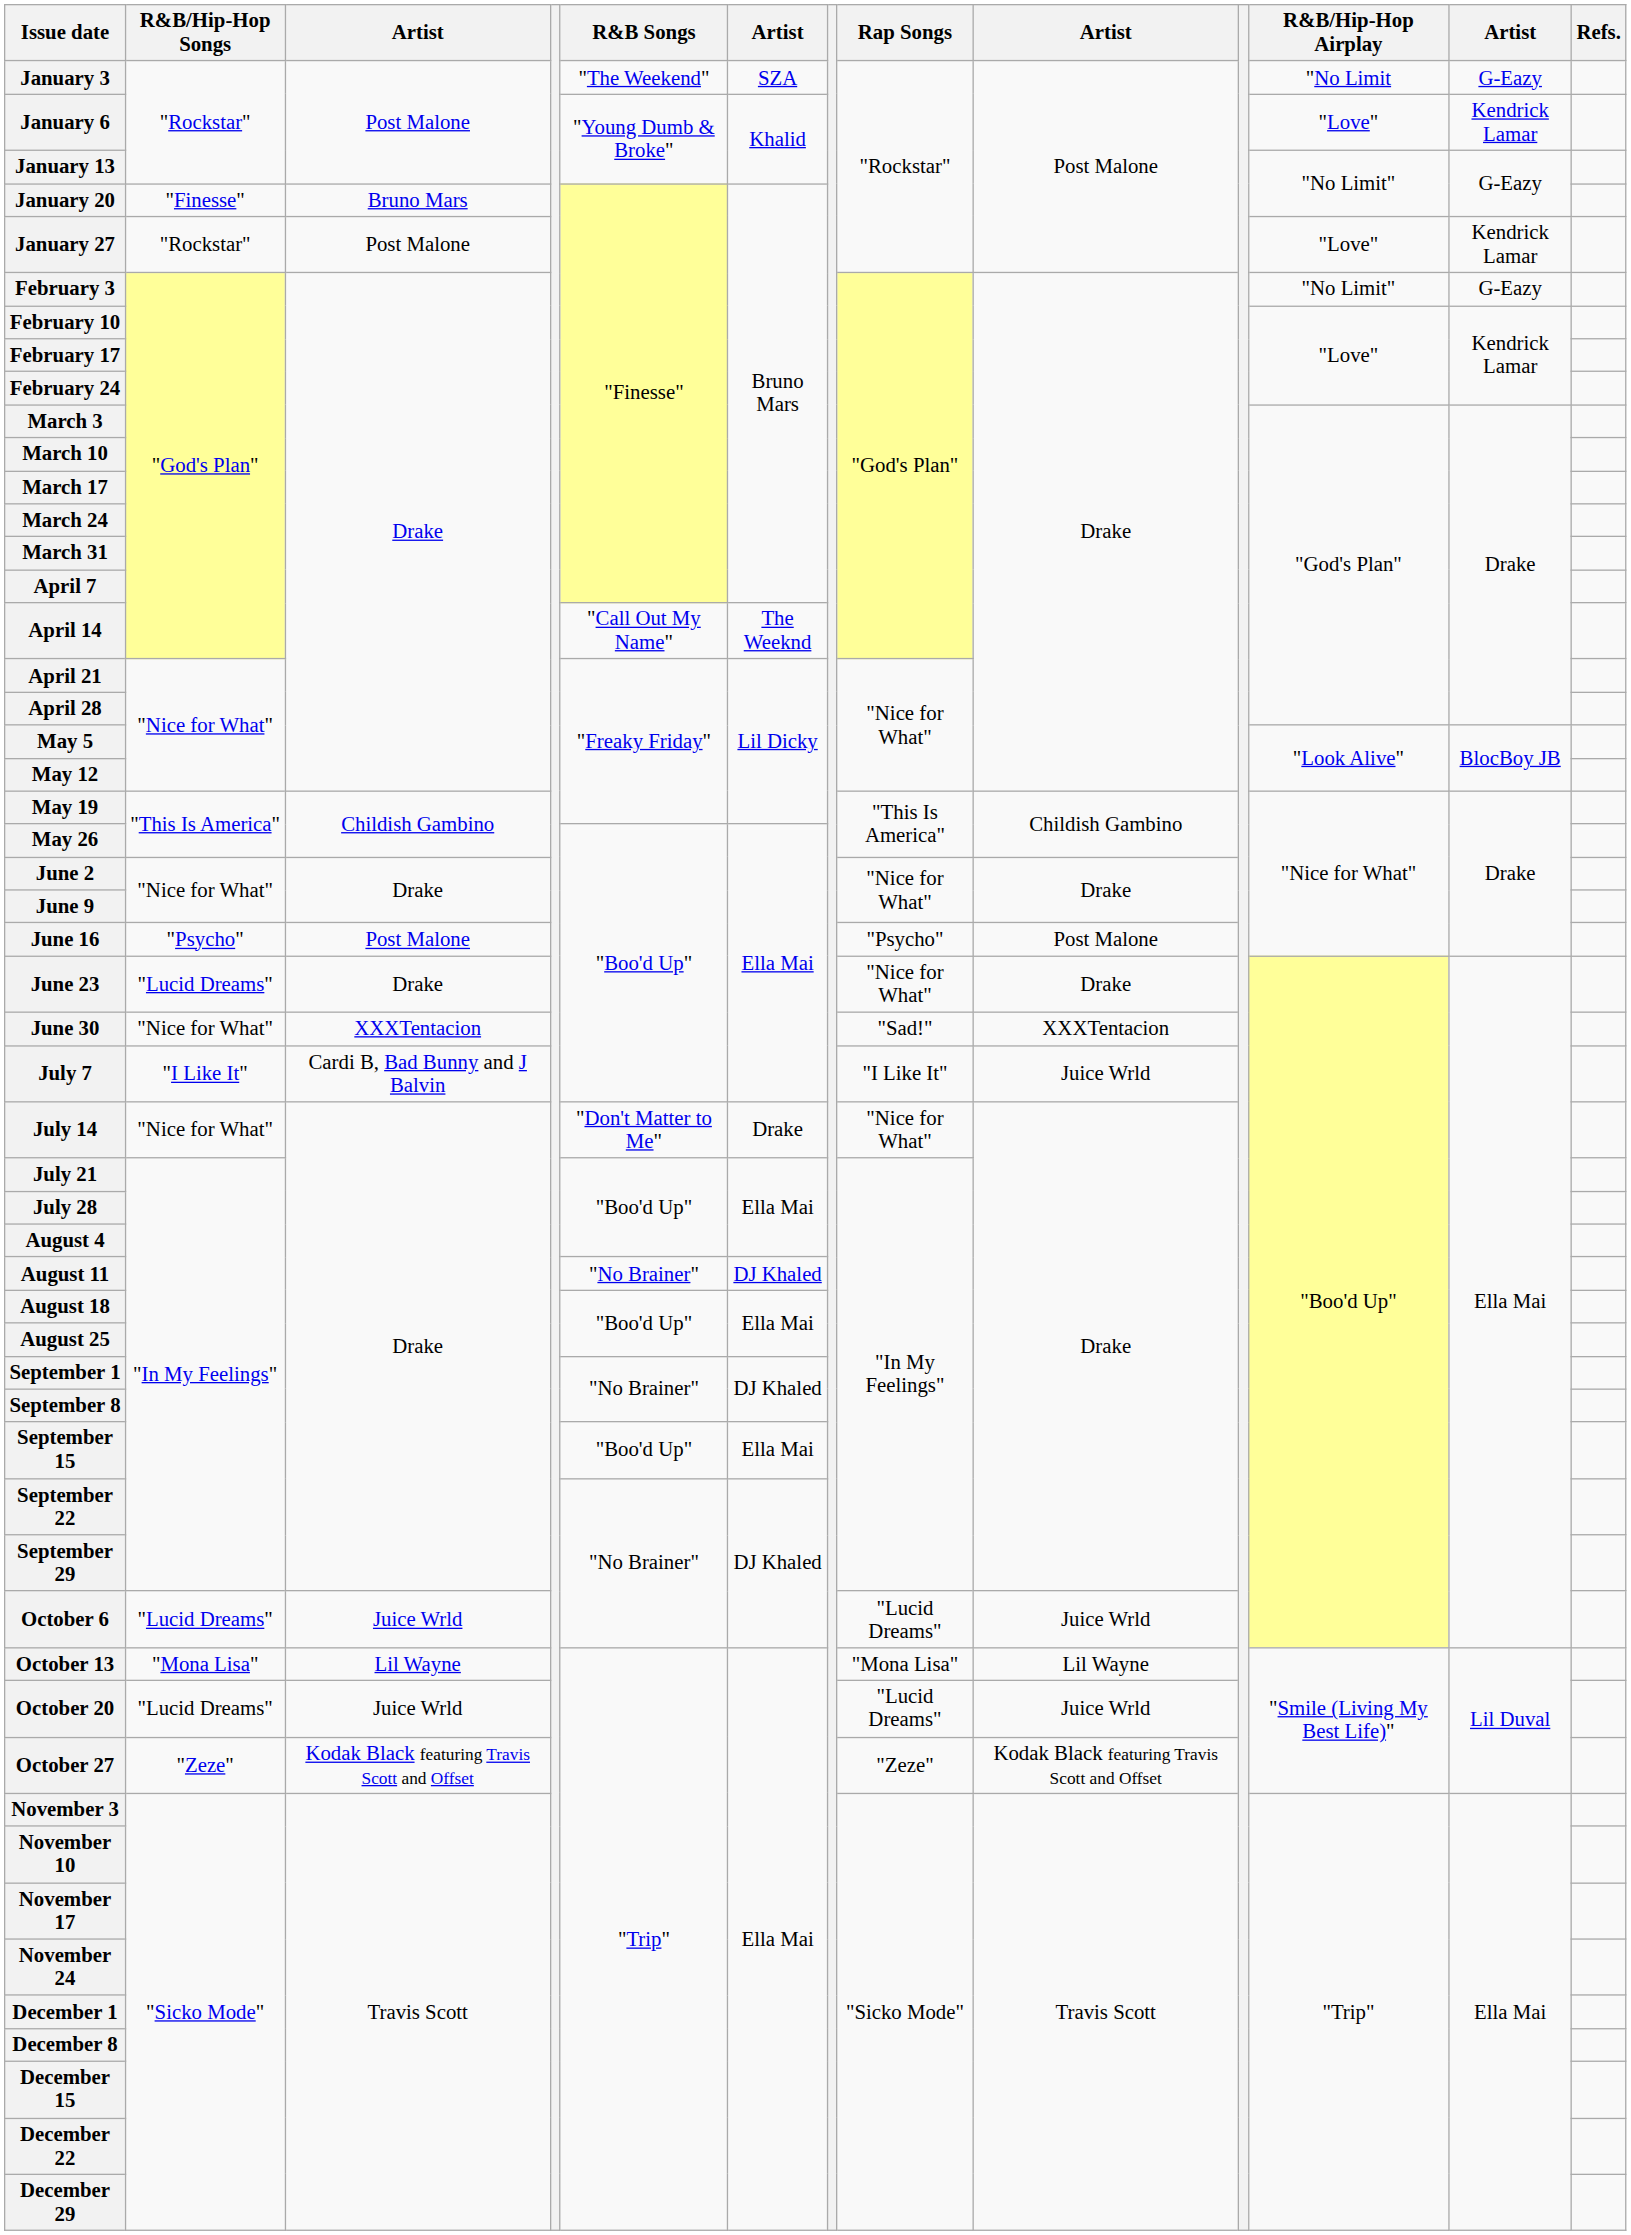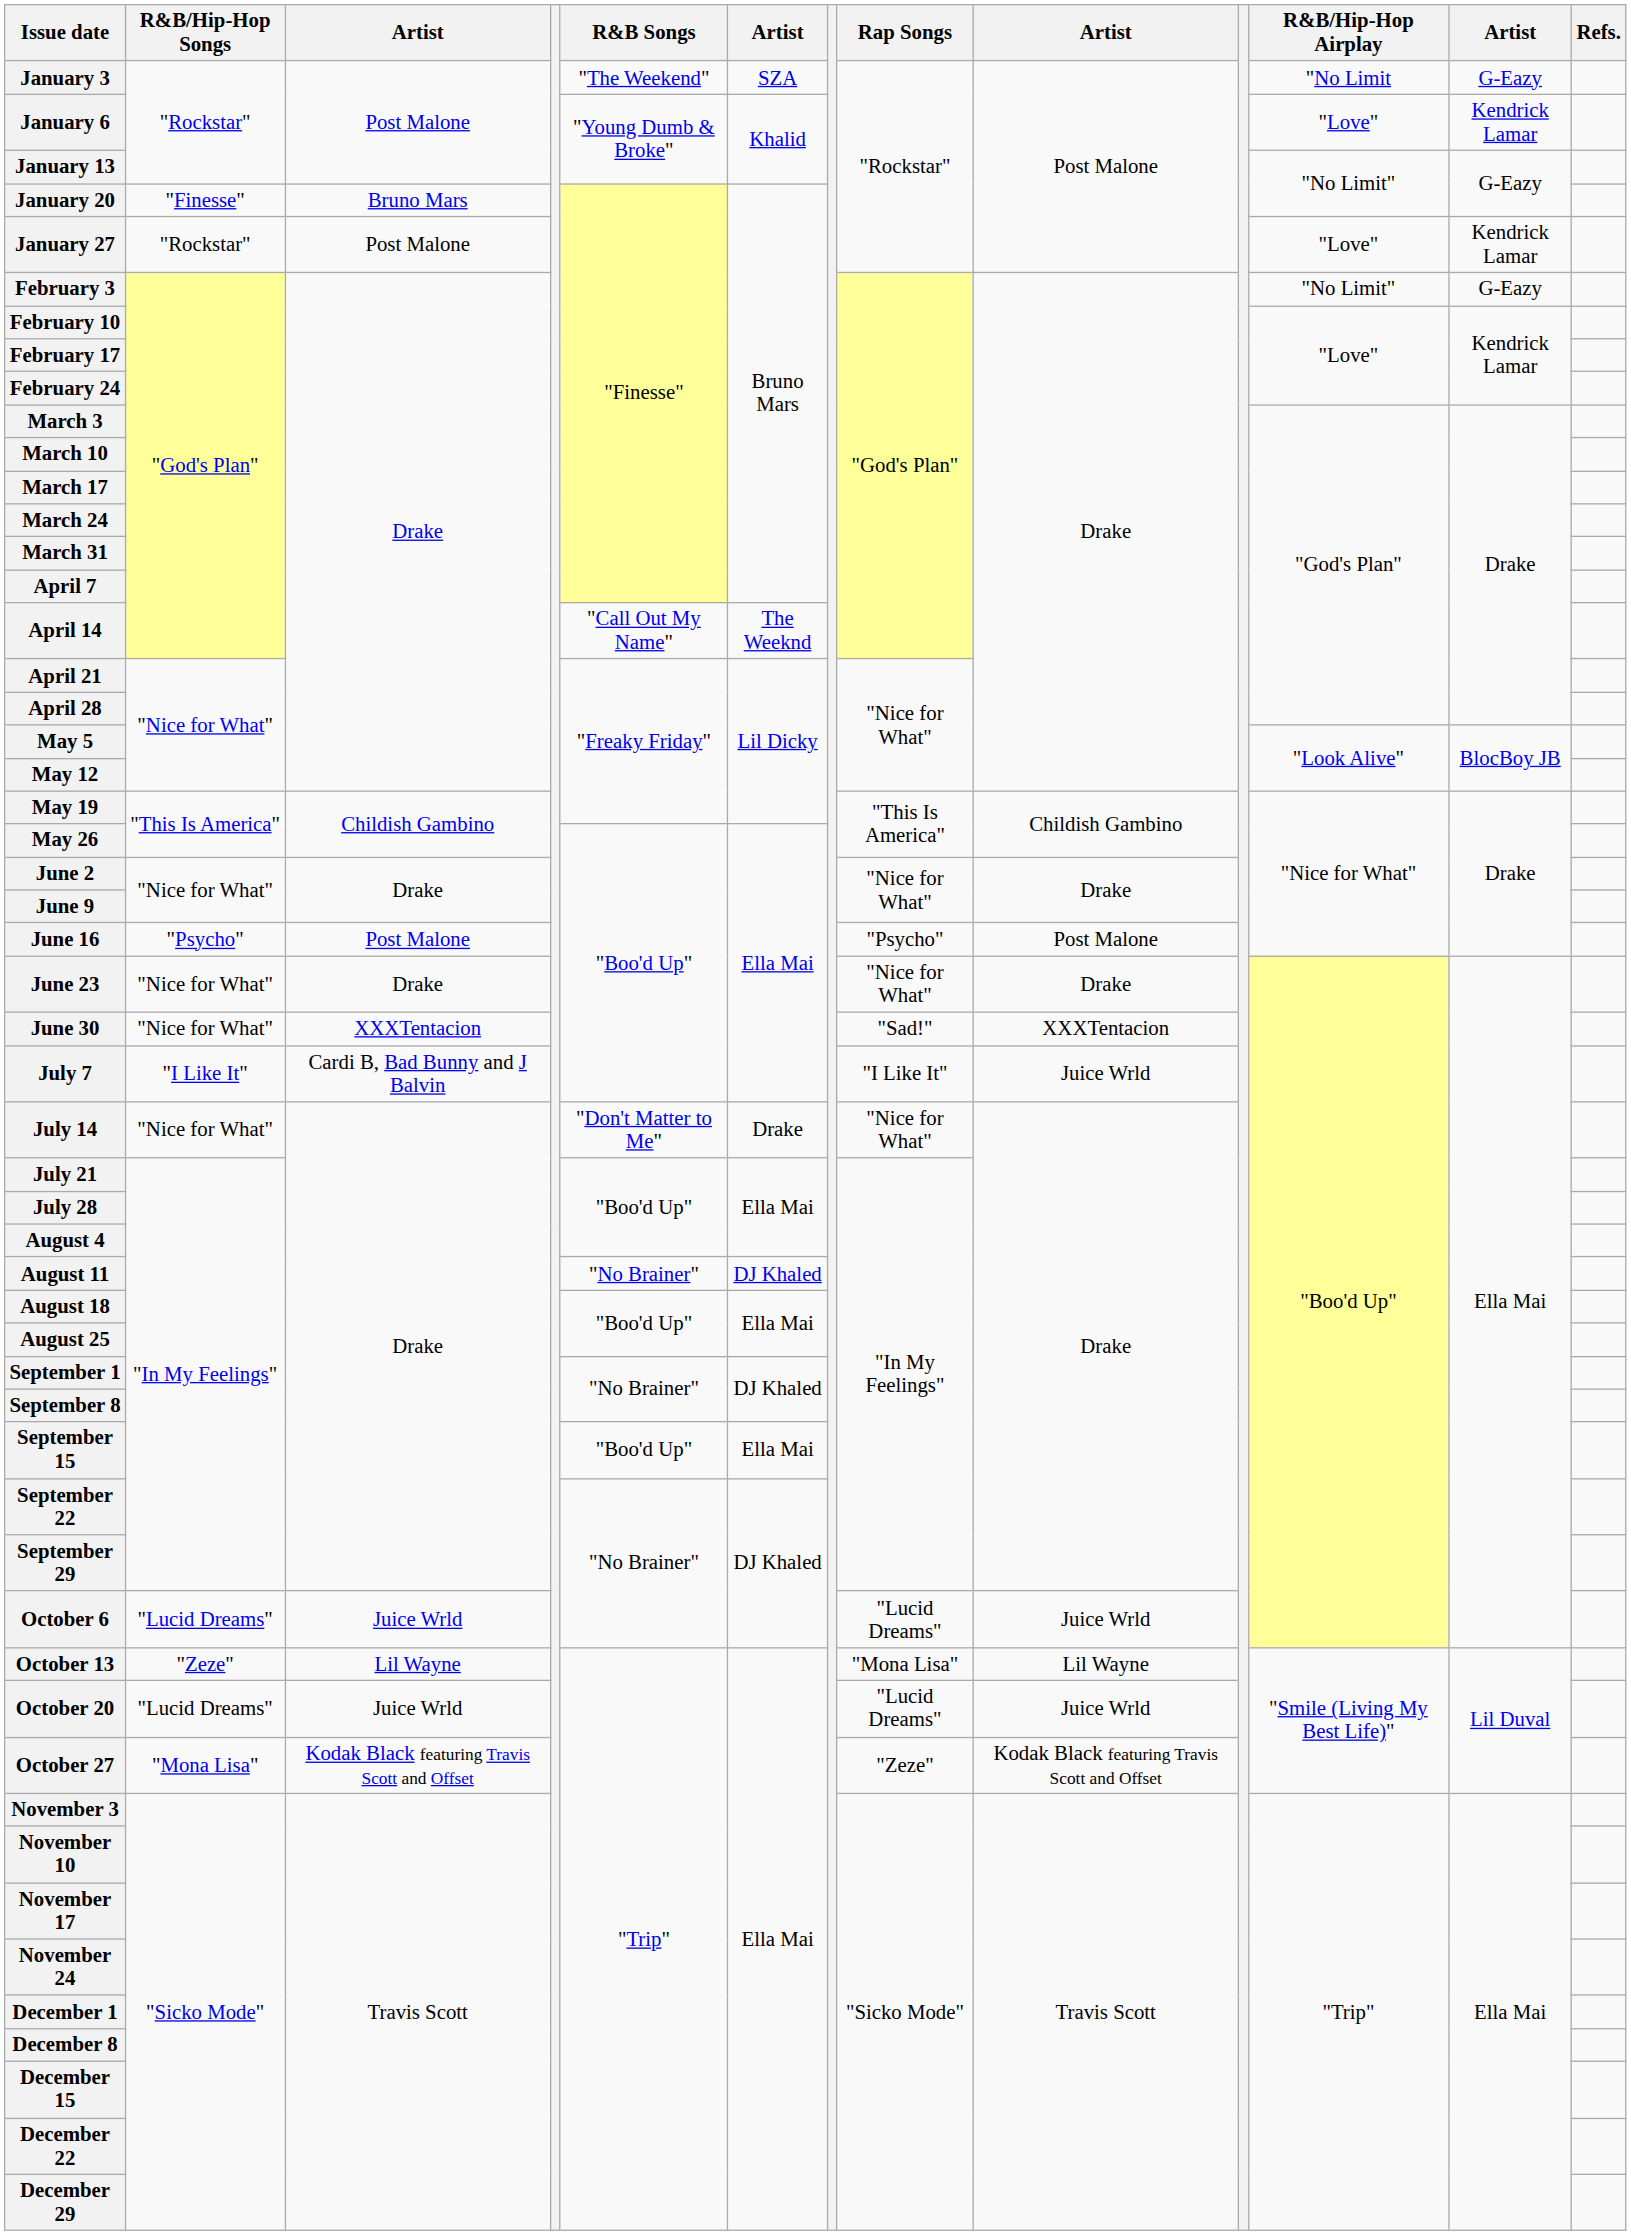(205, 983) "Lucid Dreams" -> (205, 983) "Nice for What"
(205, 1663) "Mona Lisa" -> (205, 1663) "Zeze"
(205, 1764) "Zeze" -> (205, 1764) "Mona Lisa"
